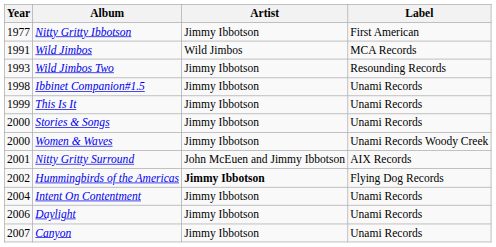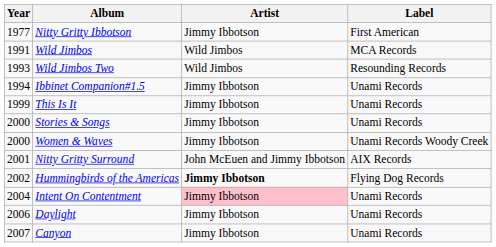(222, 68) Jimmy Ibbotson -> (213, 68) Wild Jimbos
(19, 86) 1998 -> (19, 86) 1994
(222, 196) no background -> (222, 196) pink background
